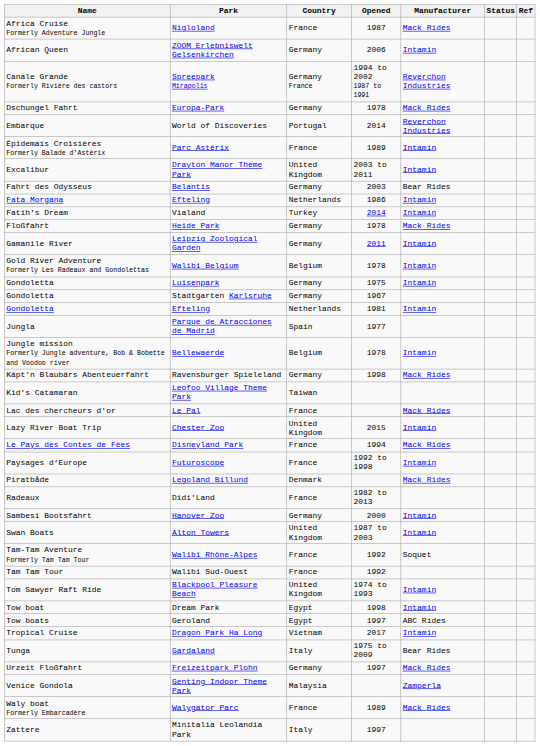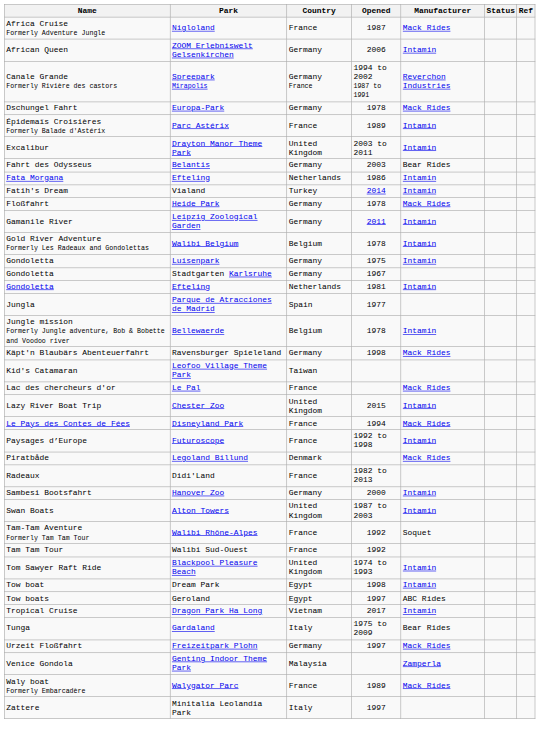- row: (25, 126)
